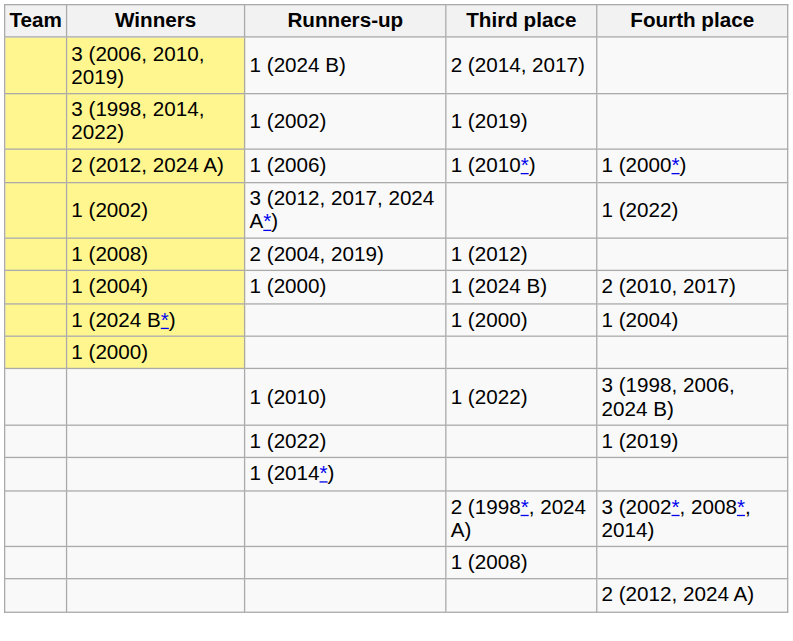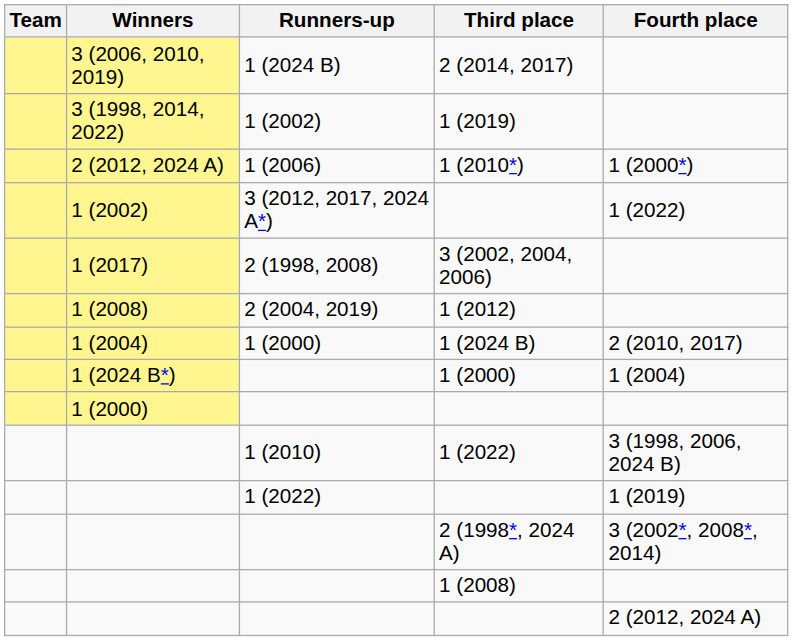+ row: (311, 265)
- row: (292, 473)
